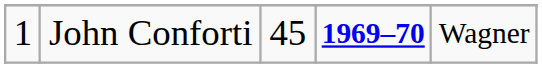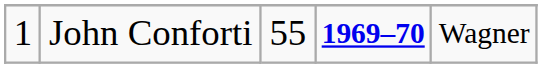(288, 33) 45 -> (288, 33) 55
